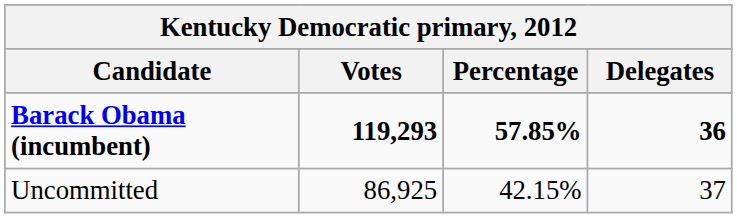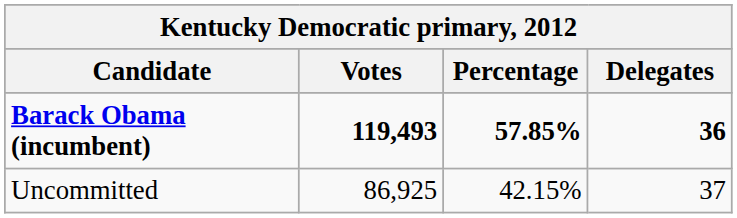(394, 130) 119,293 -> (394, 130) 119,493
